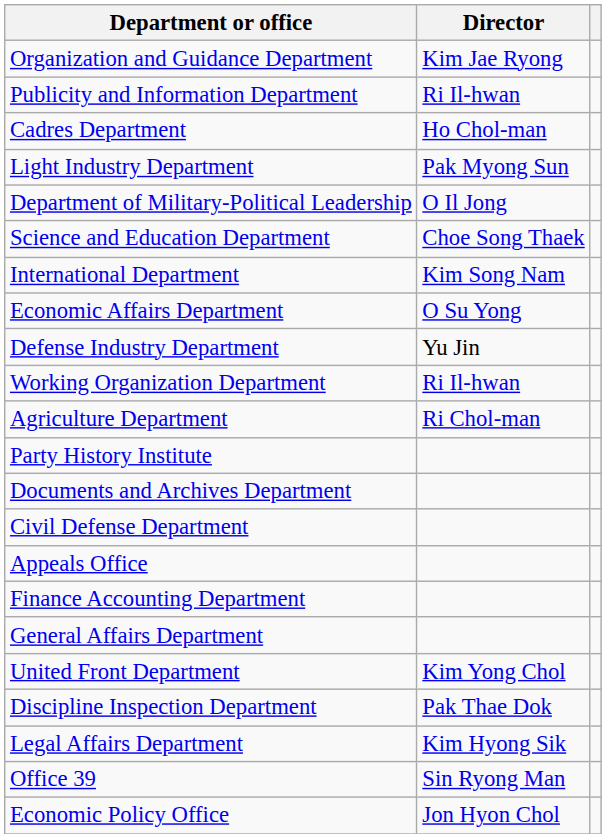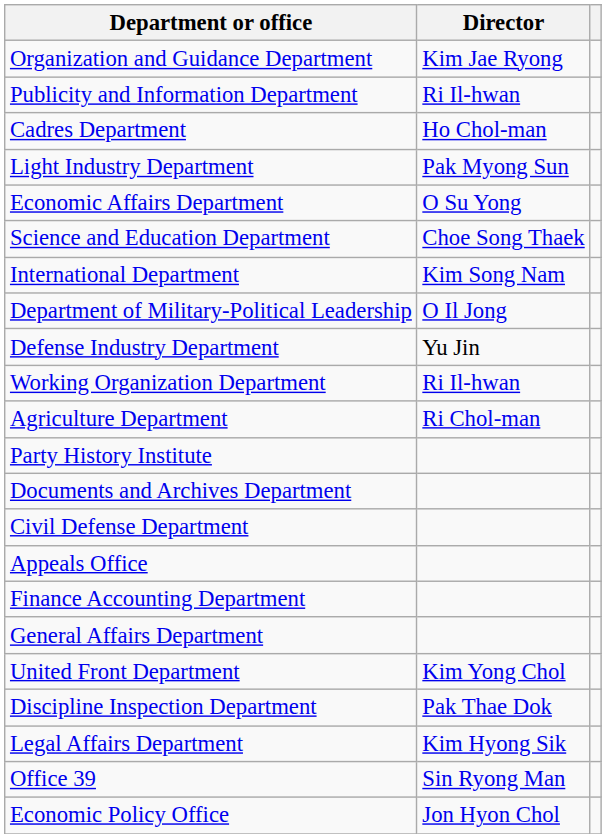rows swapped: (147, 310) <-> (211, 202)
